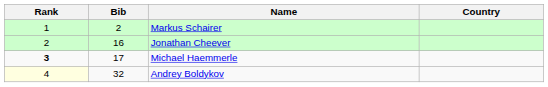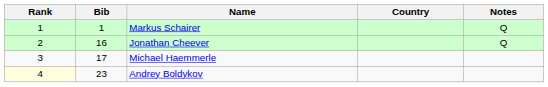+ column: (503, 12)
(118, 27) 2 -> (102, 27) 1
(46, 58) bold -> (40, 58) normal
(118, 74) 32 -> (101, 74) 23
